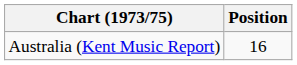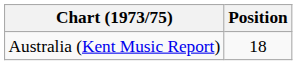(258, 45) 16 -> (258, 45) 18
